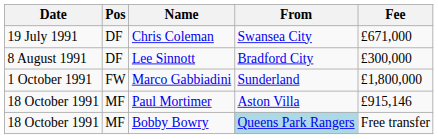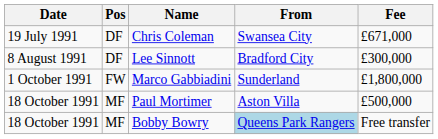(386, 101) £915,146 -> (386, 101) £500,000
